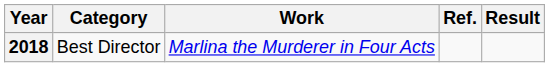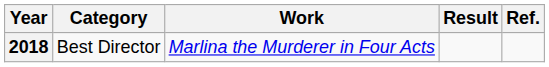columns swapped: (513, 18) <-> (460, 18)
